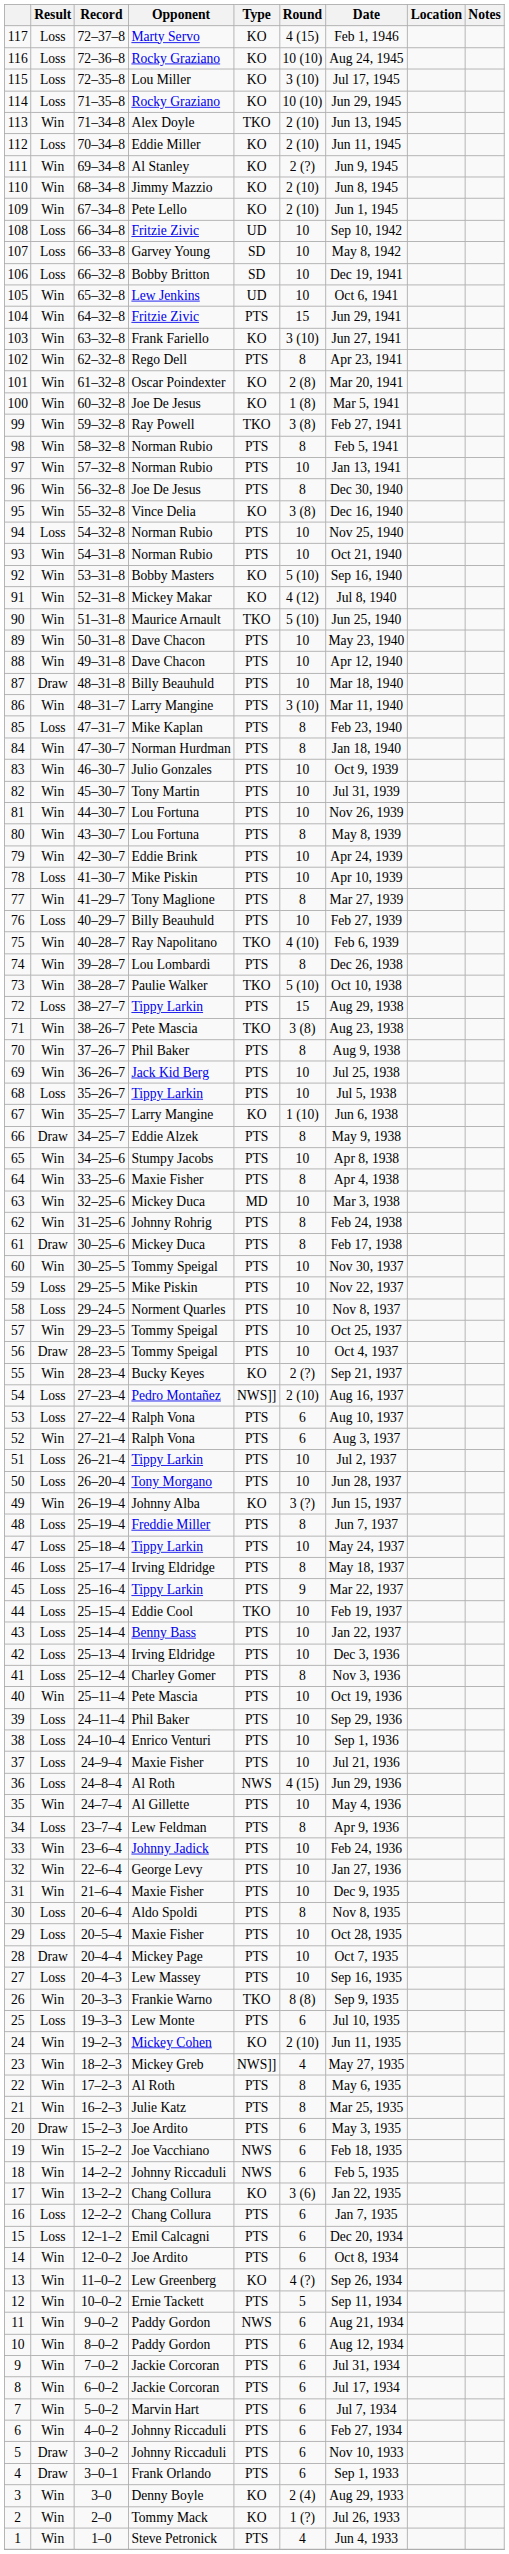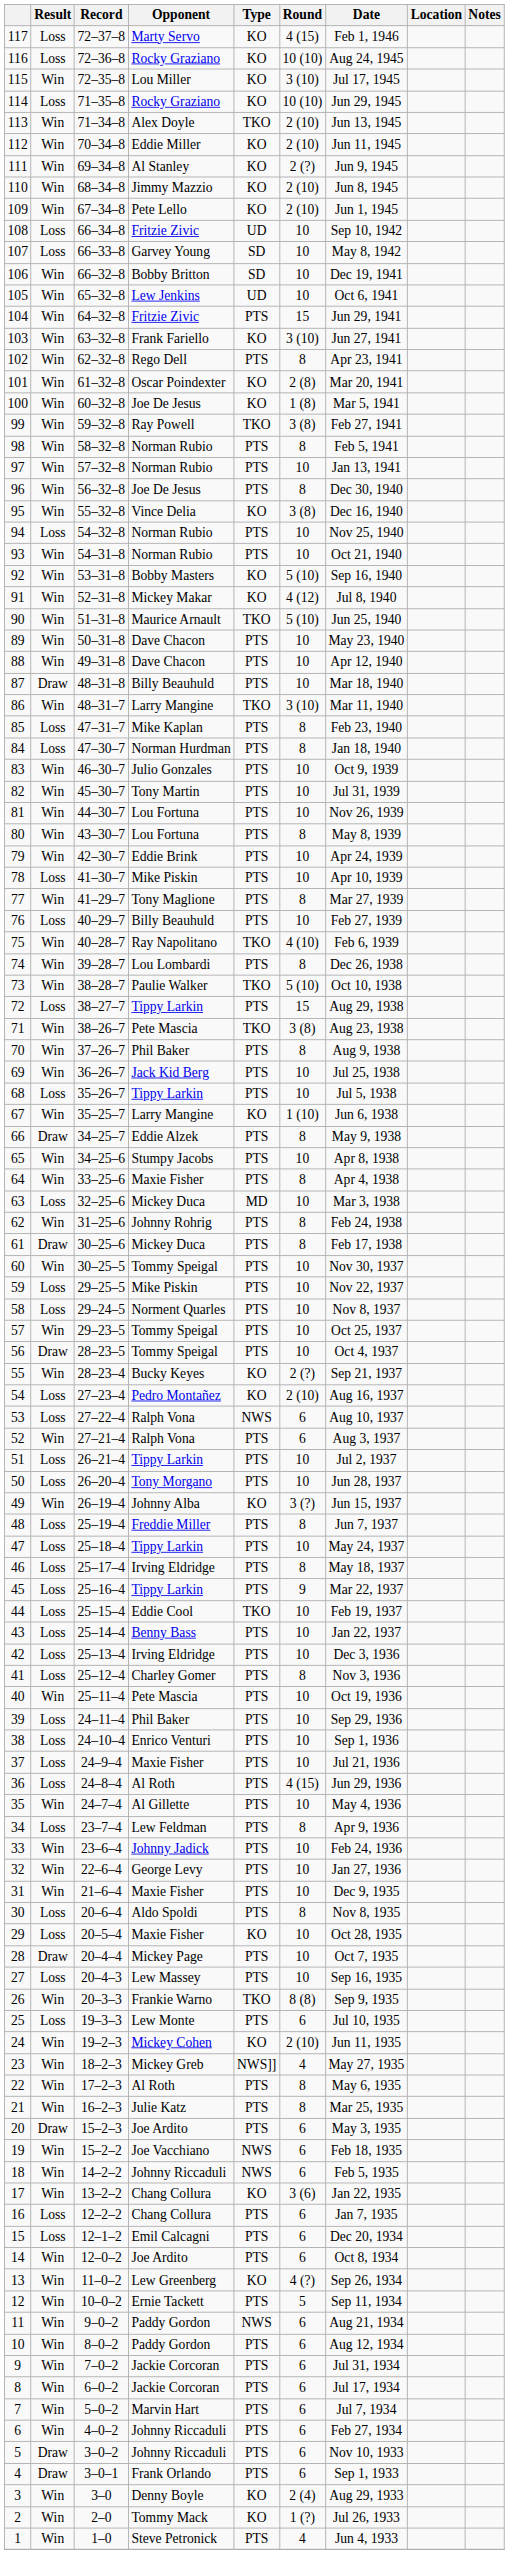(53, 79) Loss -> (53, 79) Win
(53, 144) Loss -> (53, 144) Win
(53, 274) Loss -> (53, 274) Win
(257, 705) PTS -> (257, 705) TKO
(53, 748) Win -> (53, 748) Loss
(53, 1201) Win -> (53, 1201) Loss
(257, 1395) NWS]] -> (257, 1395) KO
(257, 1417) PTS -> (257, 1417) NWS
(257, 1783) NWS -> (257, 1783) PTS
(257, 1934) PTS -> (257, 1934) KO
